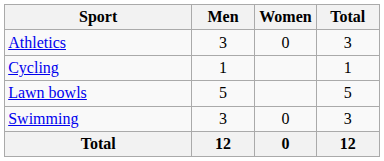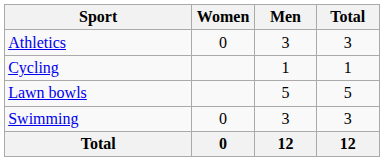columns swapped: (223, 17) <-> (285, 17)
